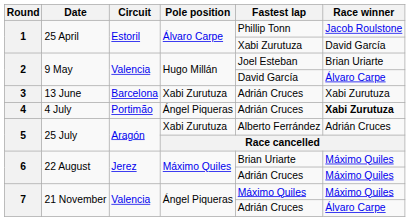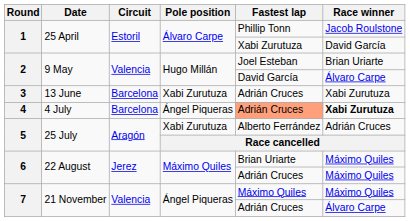(132, 110) Portimão -> (135, 110) Barcelona
(270, 110) no background -> (270, 110) lightsalmon background
